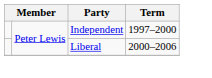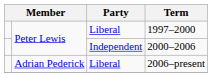(97, 30) Independent -> (105, 30) Liberal
(86, 47) Liberal -> (116, 47) Independent
+ row: (176, 64)
